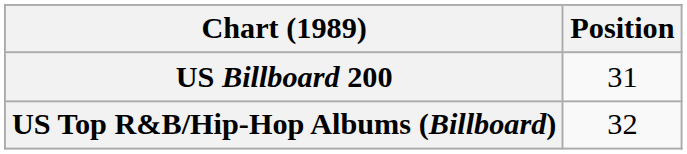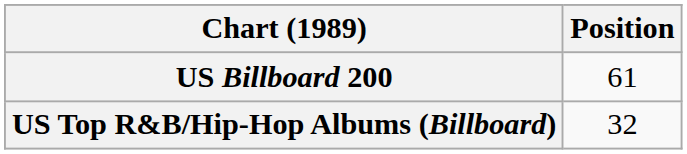(622, 76) 31 -> (622, 76) 61
